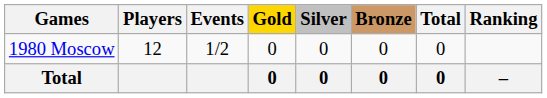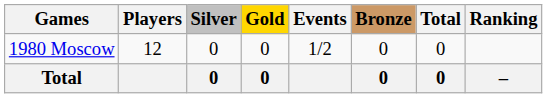columns swapped: (217, 19) <-> (324, 19)
